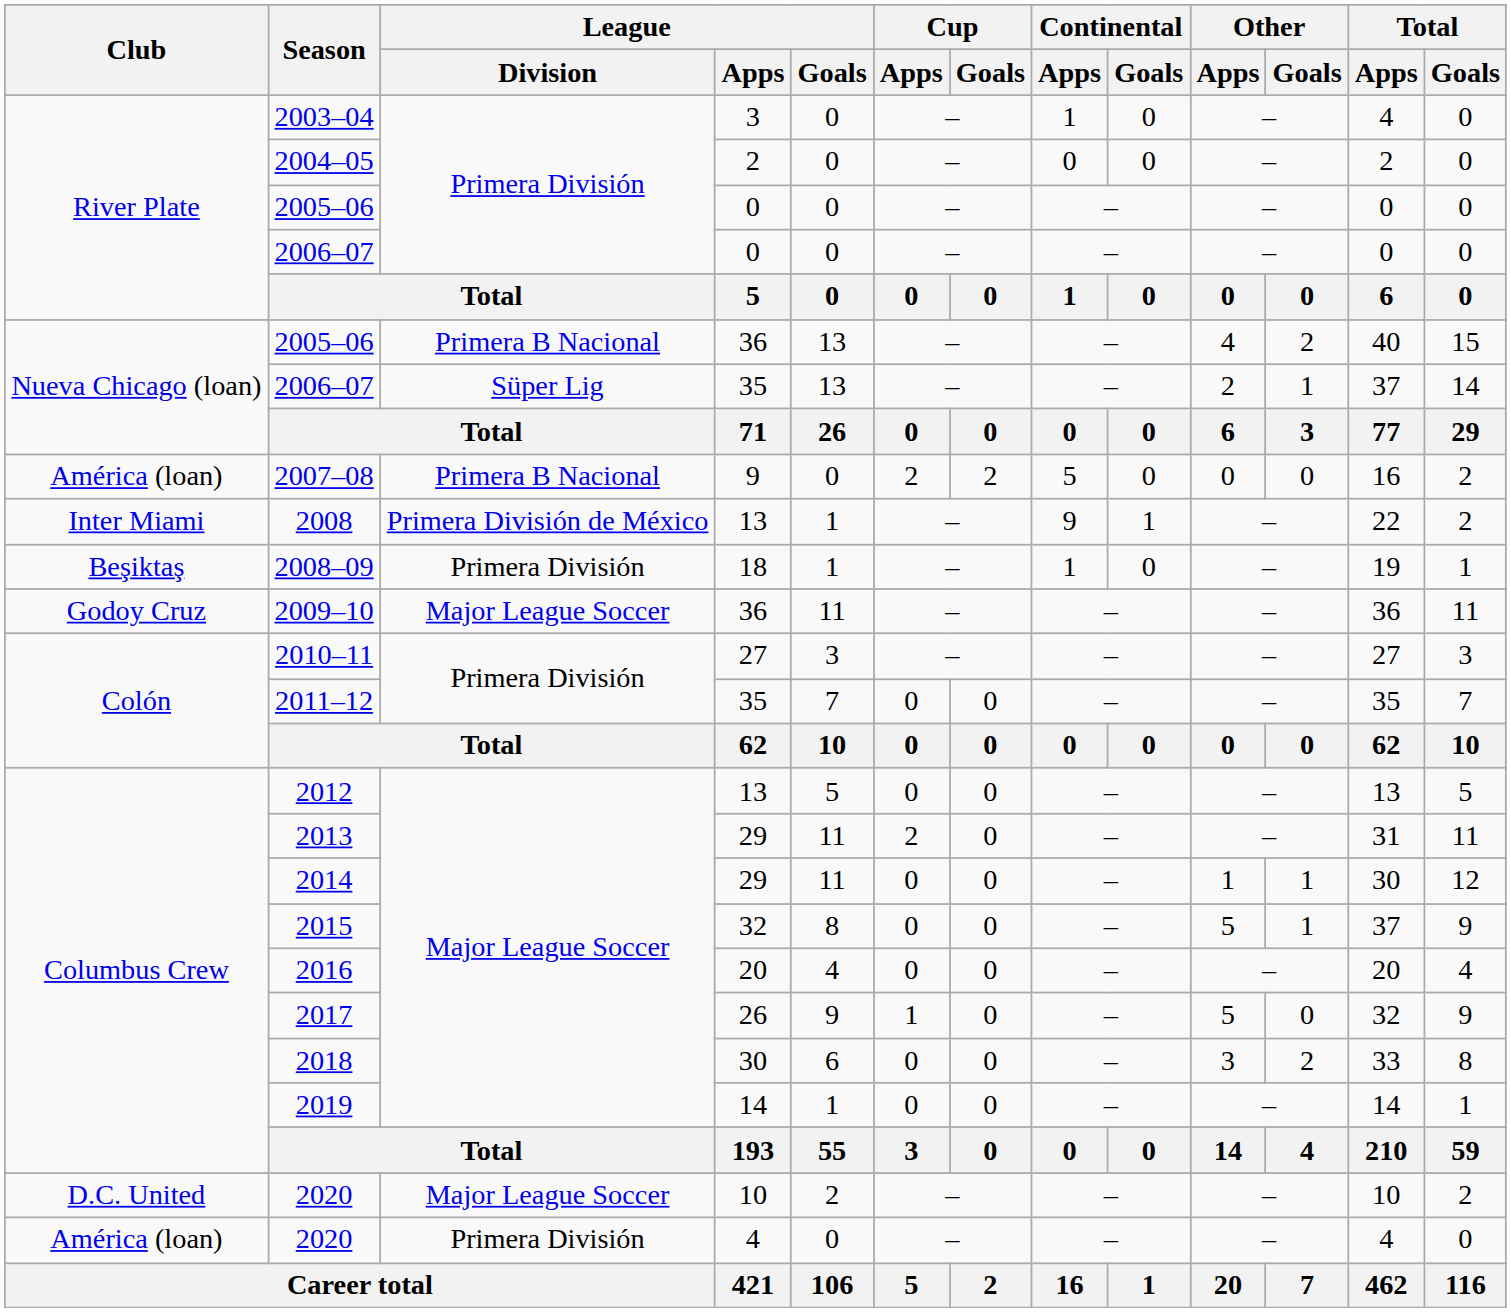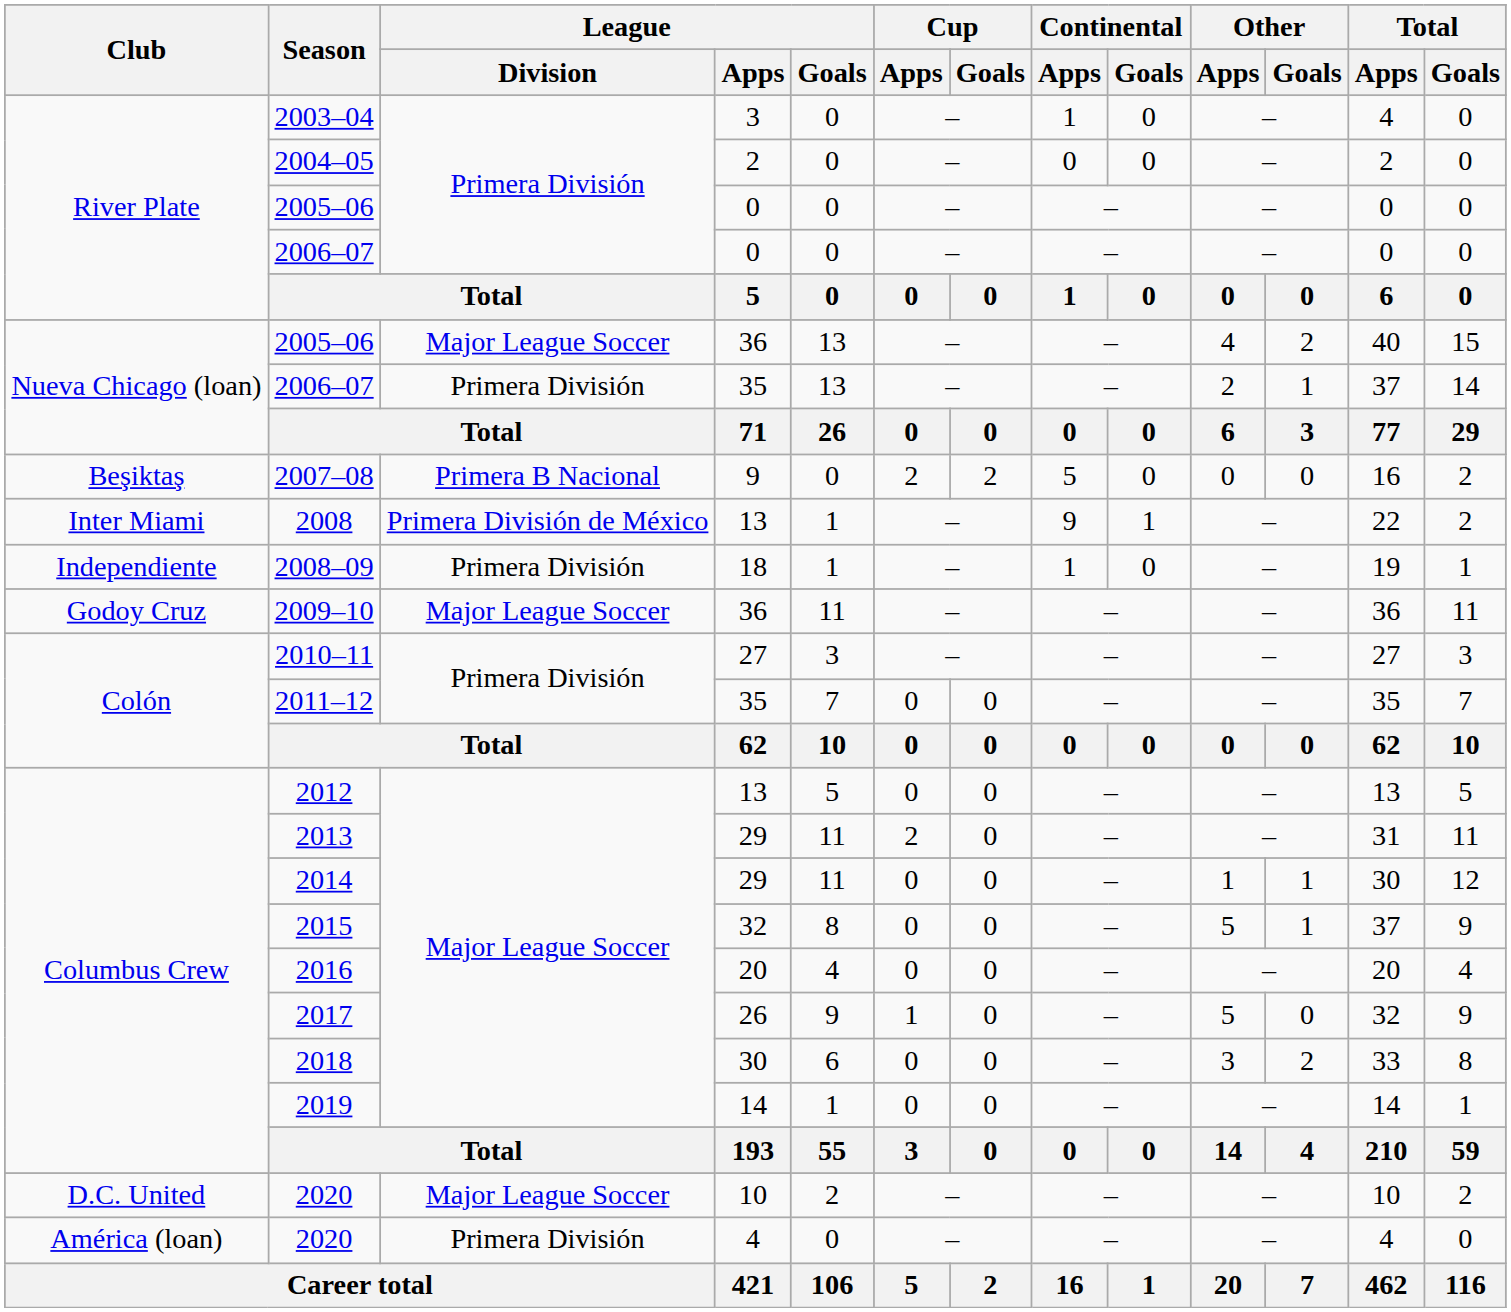(548, 341) Primera B Nacional -> (548, 341) Major League Soccer
(548, 386) Süper Lig -> (548, 386) Primera División
(136, 476) América (loan) -> (136, 476) Beşiktaş
(136, 565) Beşiktaş -> (136, 565) Independiente
